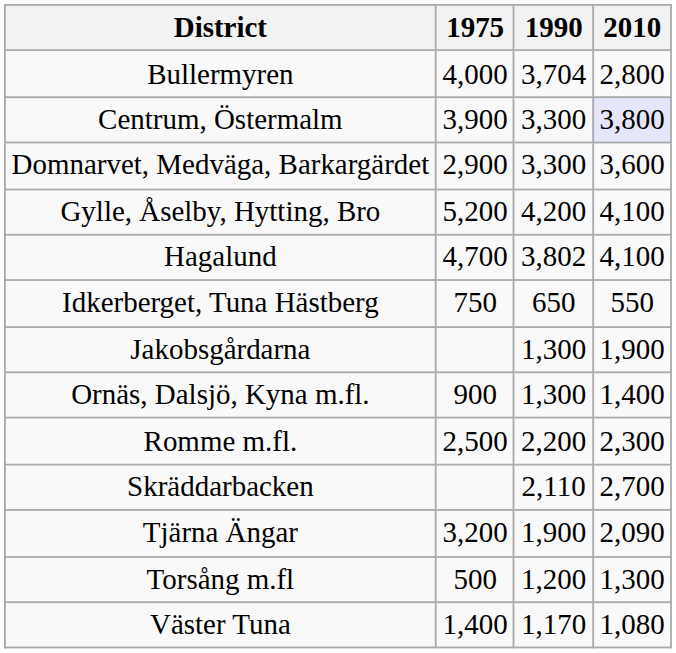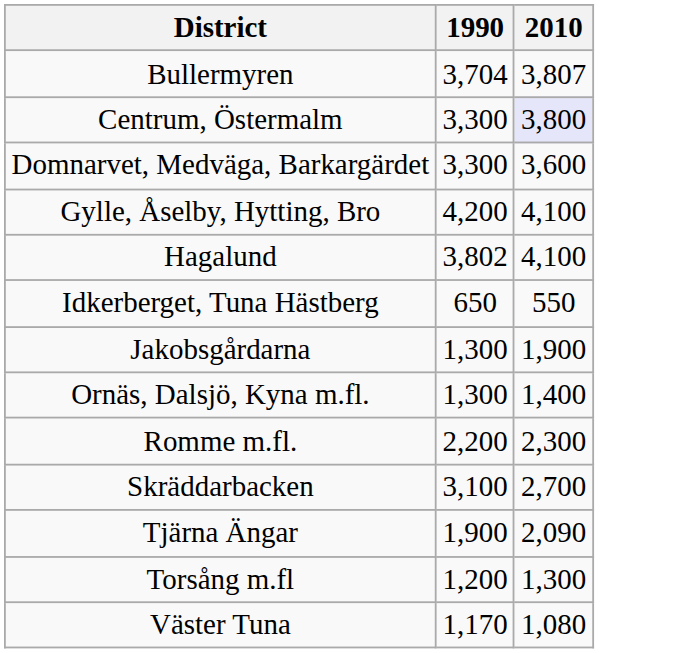- column: (475, 27)
(632, 73) 2,800 -> (554, 73) 3,807
(554, 486) 2,110 -> (475, 486) 3,100
